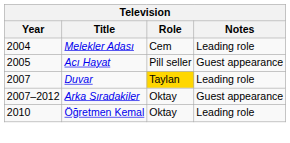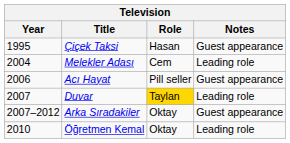+ row: (91, 46)
(19, 63) 2005 -> (19, 79) 2006
